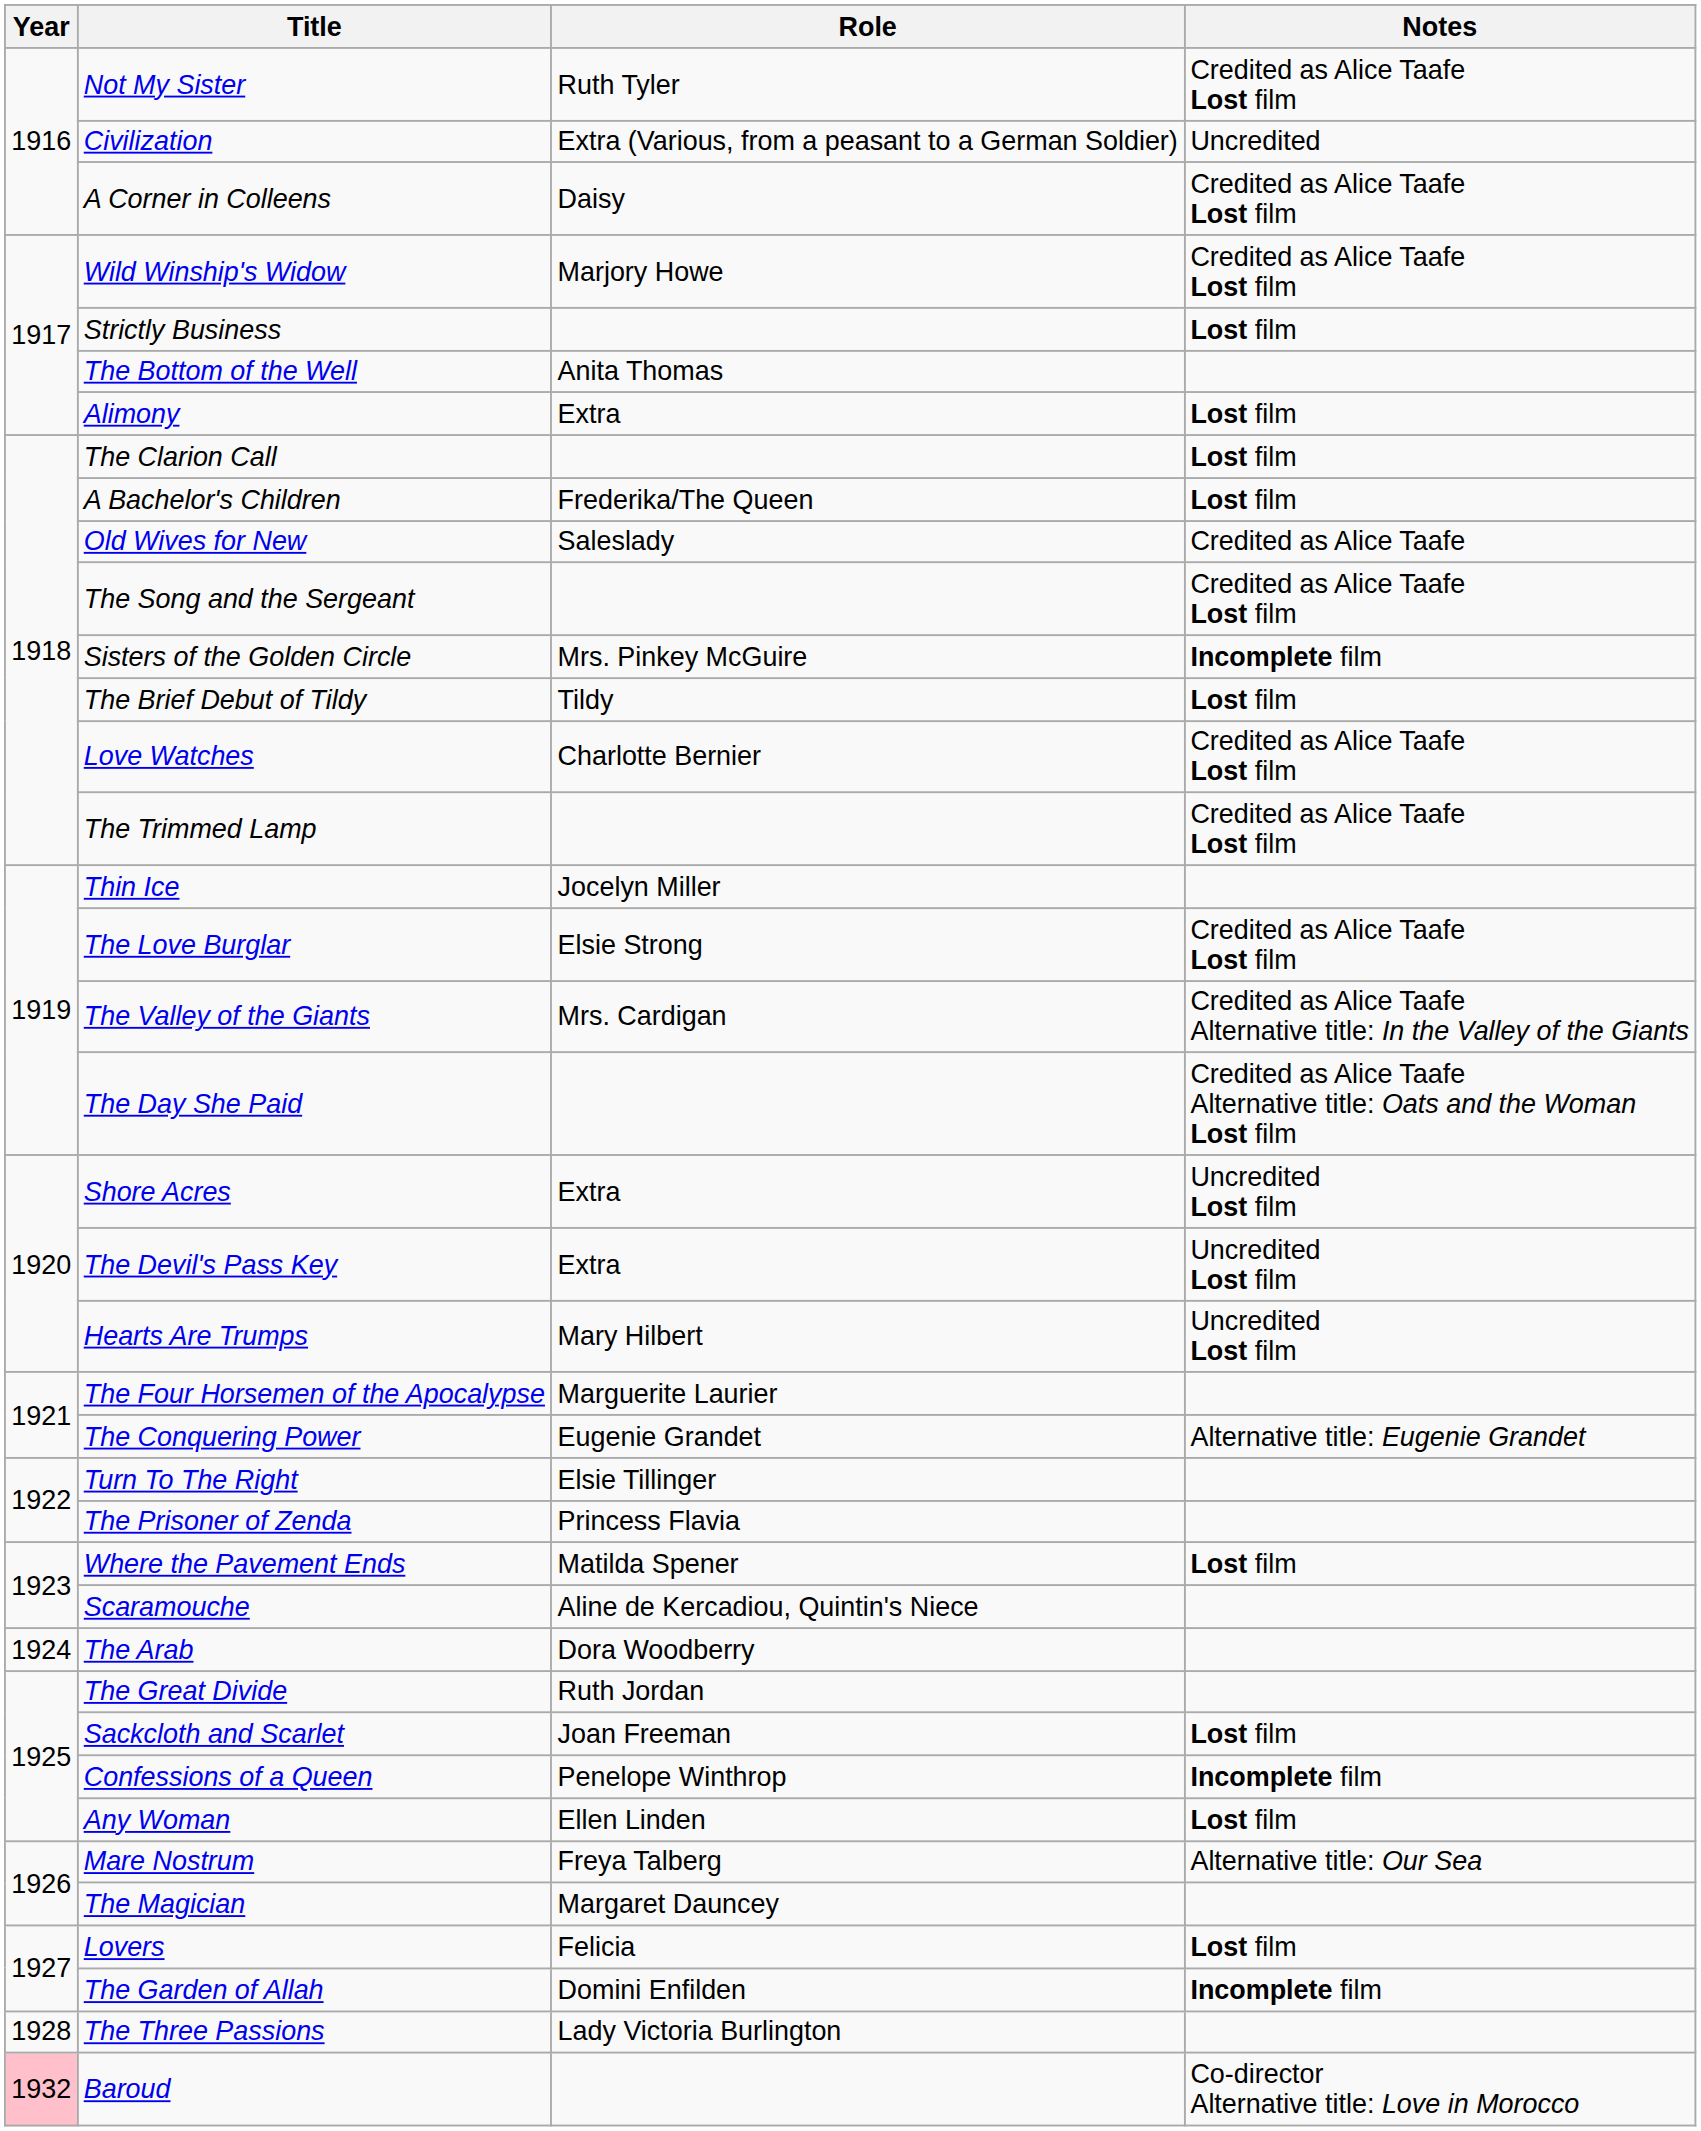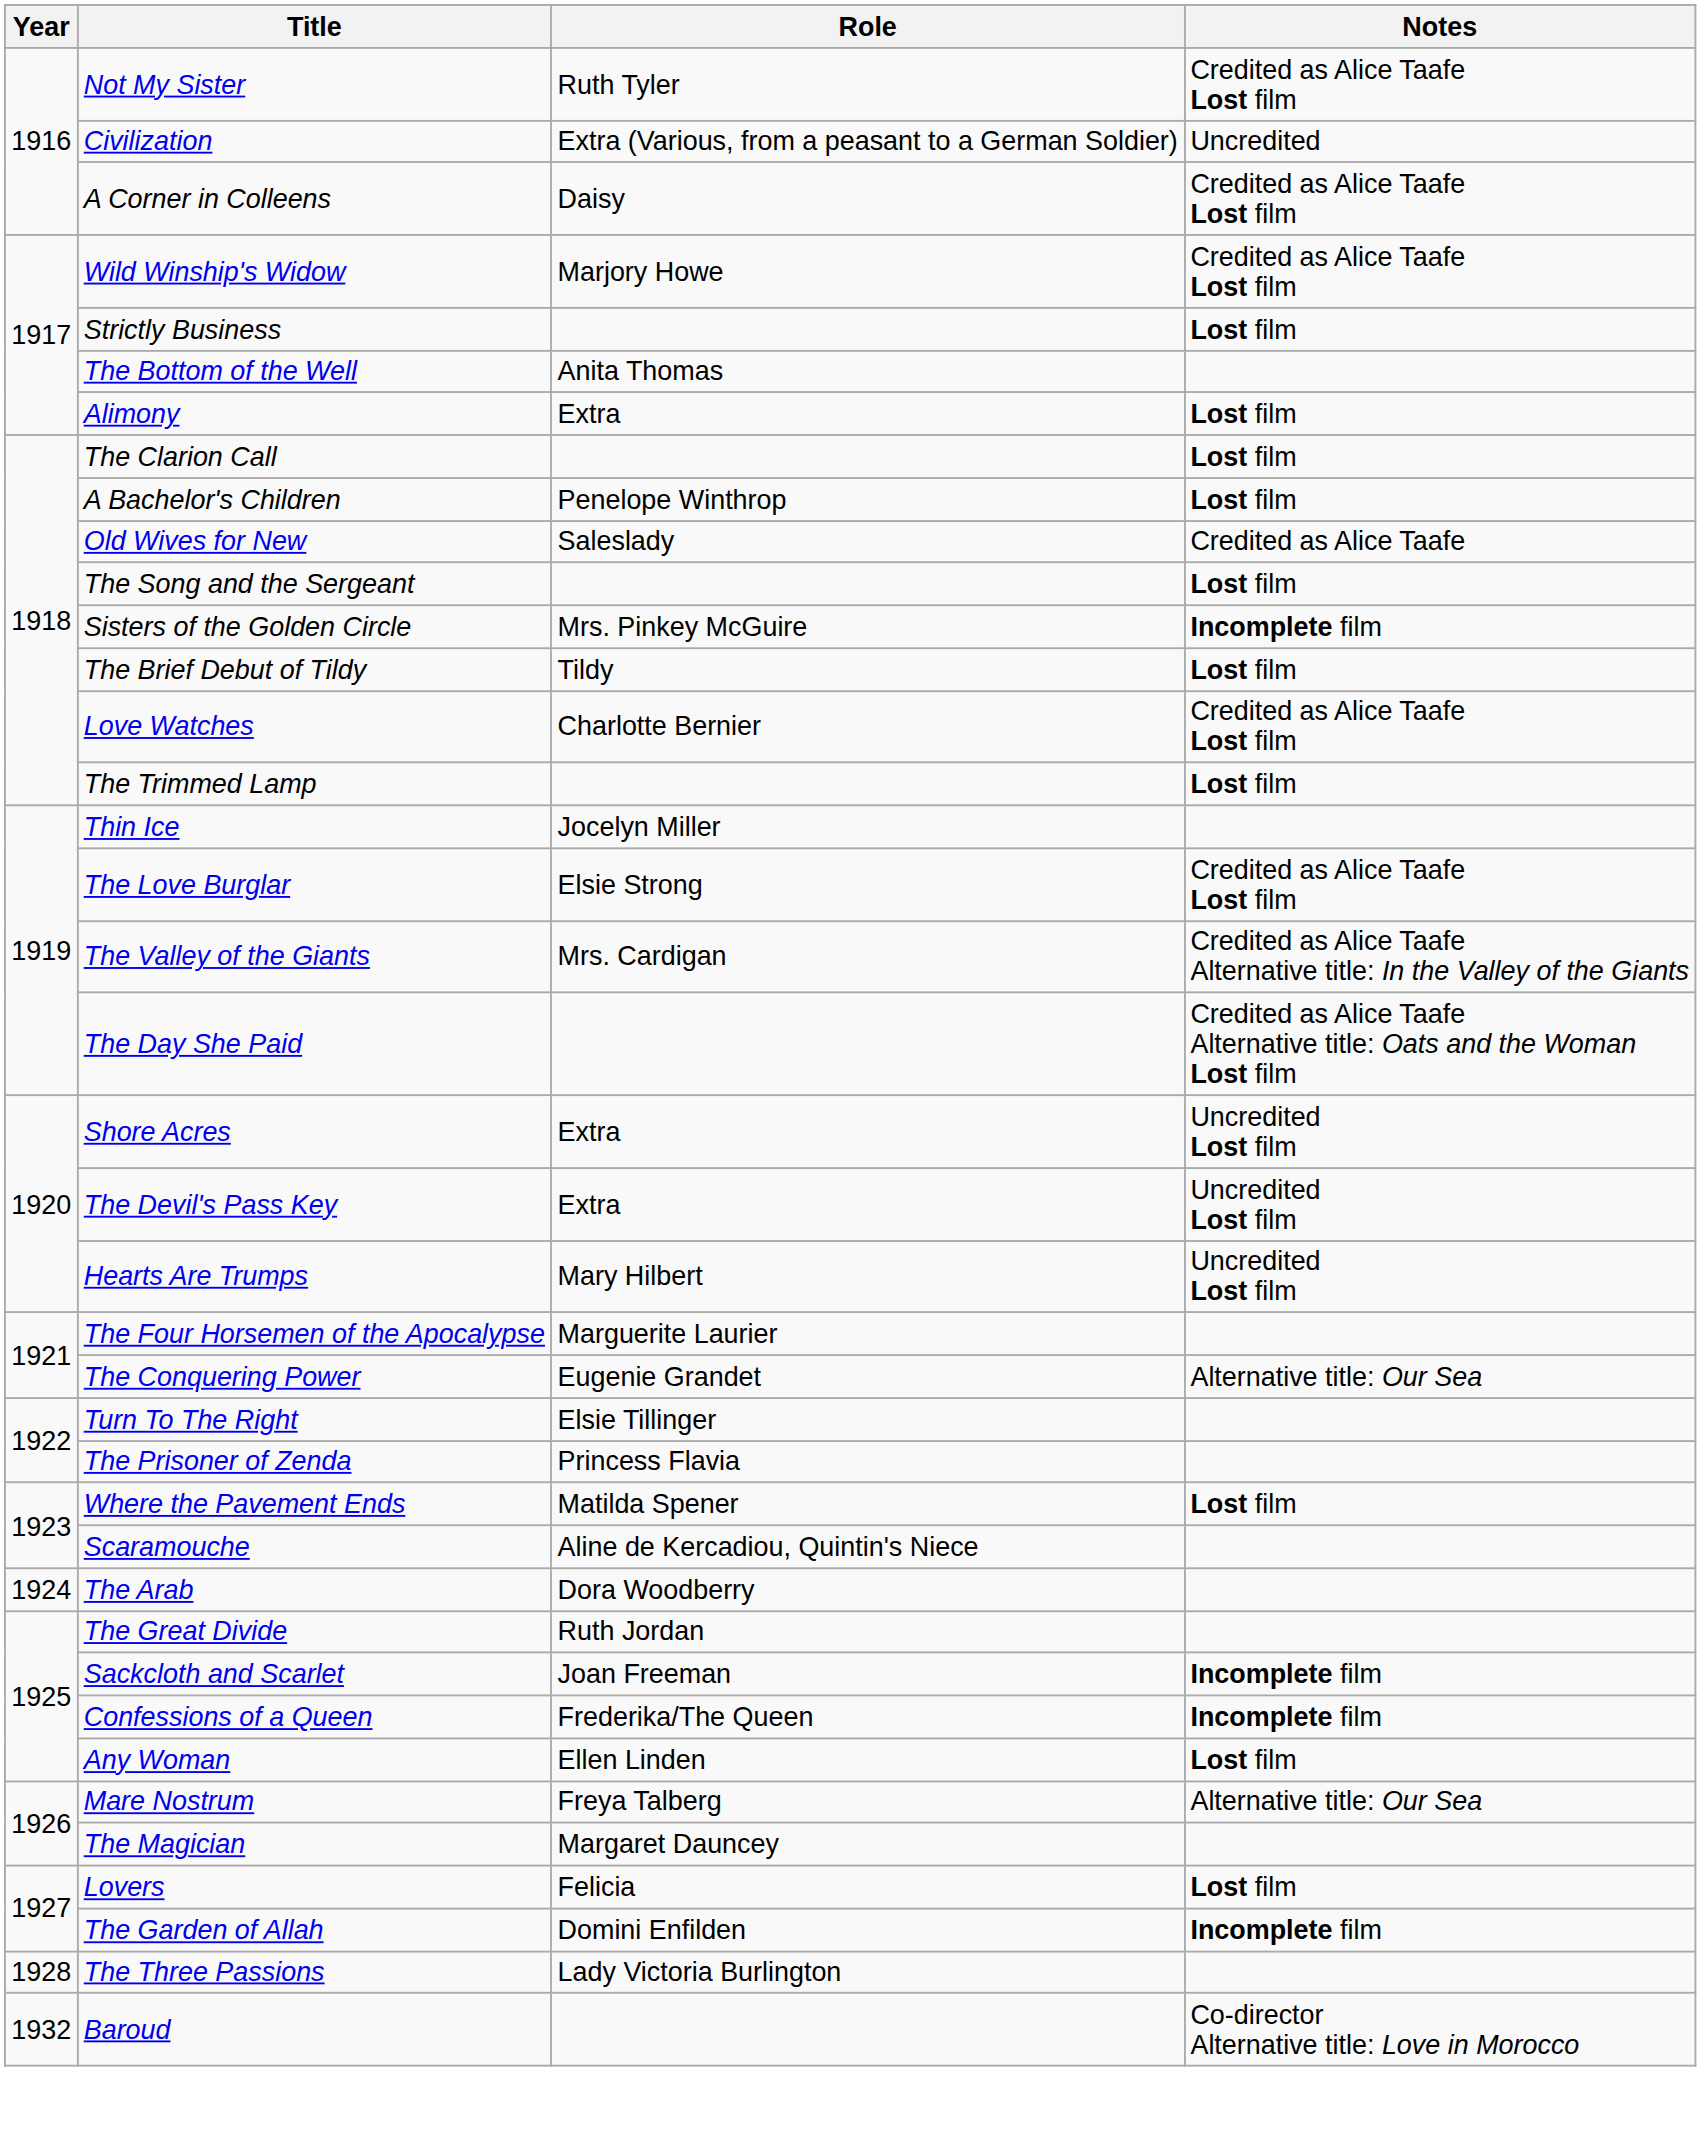(685, 499) Frederika/The Queen -> (672, 499) Penelope Winthrop
(1328, 599) Credited as Alice Taafe Lost film -> (1244, 584) Lost film
(1328, 829) Credited as Alice Taafe Lost film -> (1244, 784) Lost film
(1388, 1437) Alternative title: Eugenie Grandet -> (1336, 1377) Alternative title: Our Sea
(1244, 1734) Lost film -> (1286, 1675) Incomplete film
(672, 1777) Penelope Winthrop -> (685, 1717) Frederika/The Queen
(41, 2090) pink background -> (41, 2030) no background
